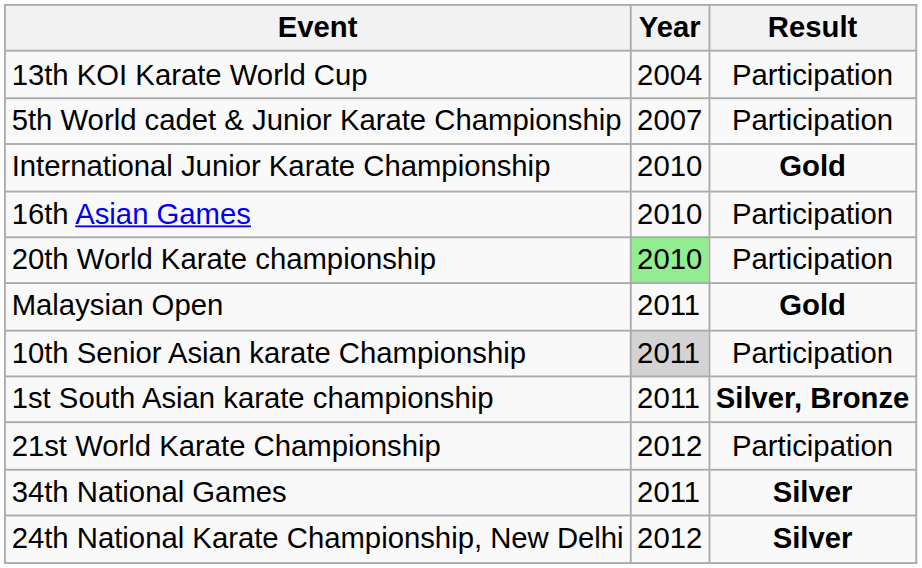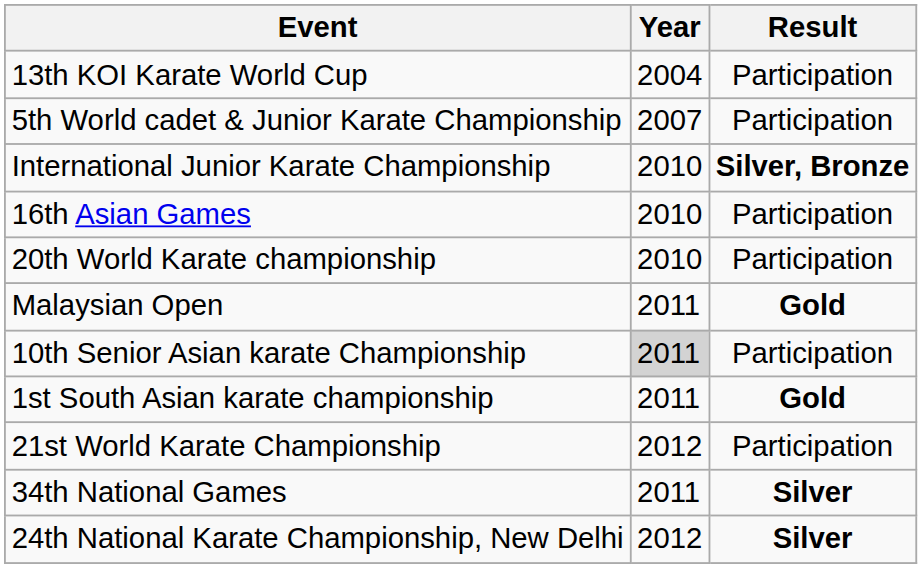(813, 167) Gold -> (813, 167) Silver, Bronze
(670, 259) lightgreen background -> (670, 259) no background
(813, 399) Silver, Bronze -> (813, 399) Gold
